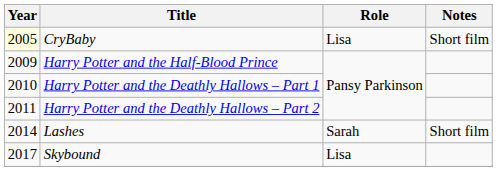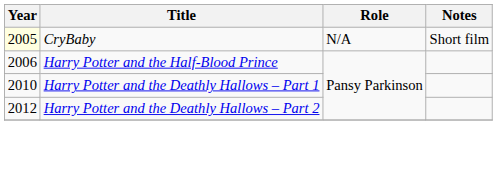(339, 39) Lisa -> (339, 39) N/A
(22, 62) 2009 -> (22, 62) 2006
(22, 108) 2011 -> (22, 108) 2012
- row: (64, 131)
- row: (72, 154)
